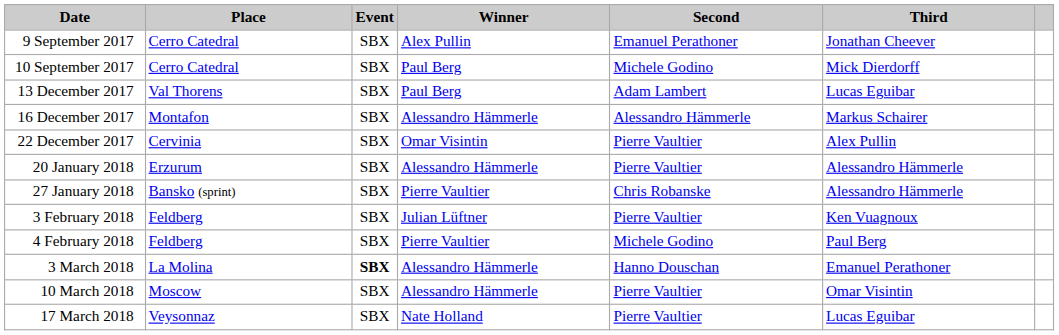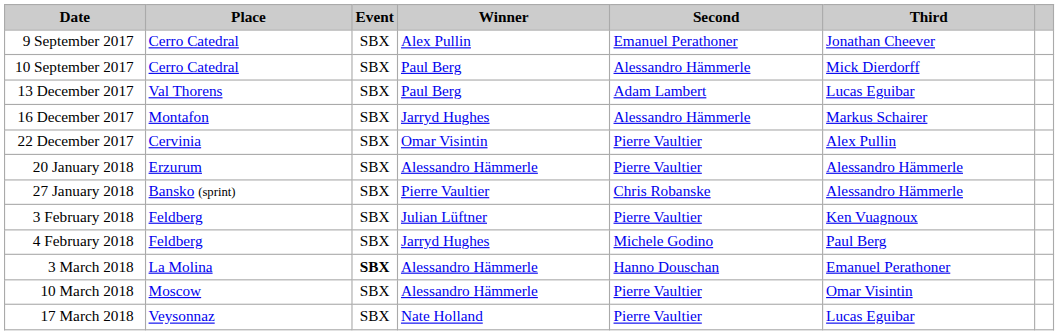(663, 66) Michele Godino -> (682, 66) Alessandro Hämmerle
(469, 116) Alessandro Hämmerle -> (445, 116) Jarryd Hughes
(445, 241) Pierre Vaultier -> (445, 241) Jarryd Hughes
